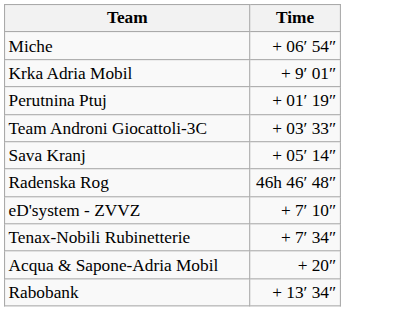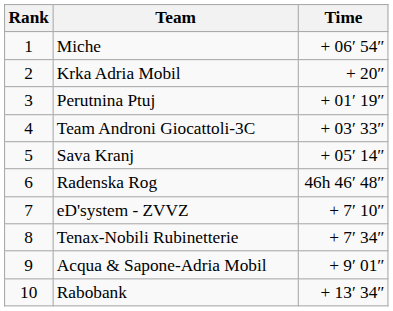+ column: (29, 18)
(309, 73) + 9′ 01″ -> (365, 73) + 20″
(317, 264) + 20″ -> (357, 264) + 9′ 01″
